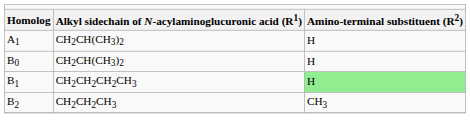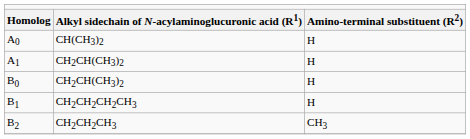+ row: (13, 40)
(311, 82) lightgreen background -> (311, 102) no background
